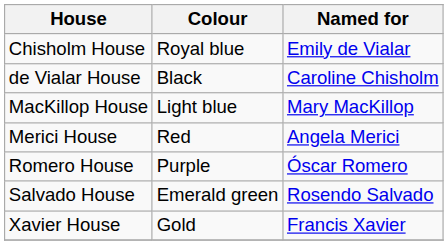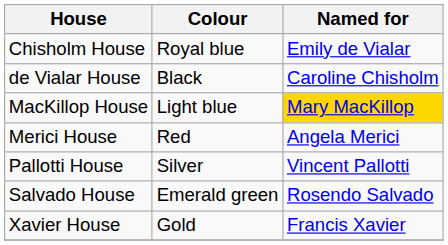(350, 107) no background -> (350, 107) gold background
+ row: (66, 166)
- row: (71, 166)
